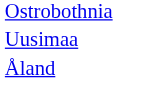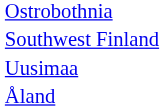+ row: (82, 39)
